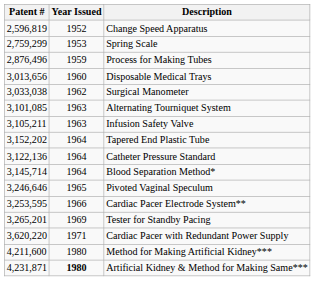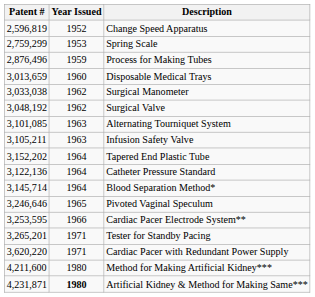(27, 76) 3,013,656 -> (27, 76) 3,013,659
+ row: (136, 108)
(77, 220) 1969 -> (77, 236) 1971
